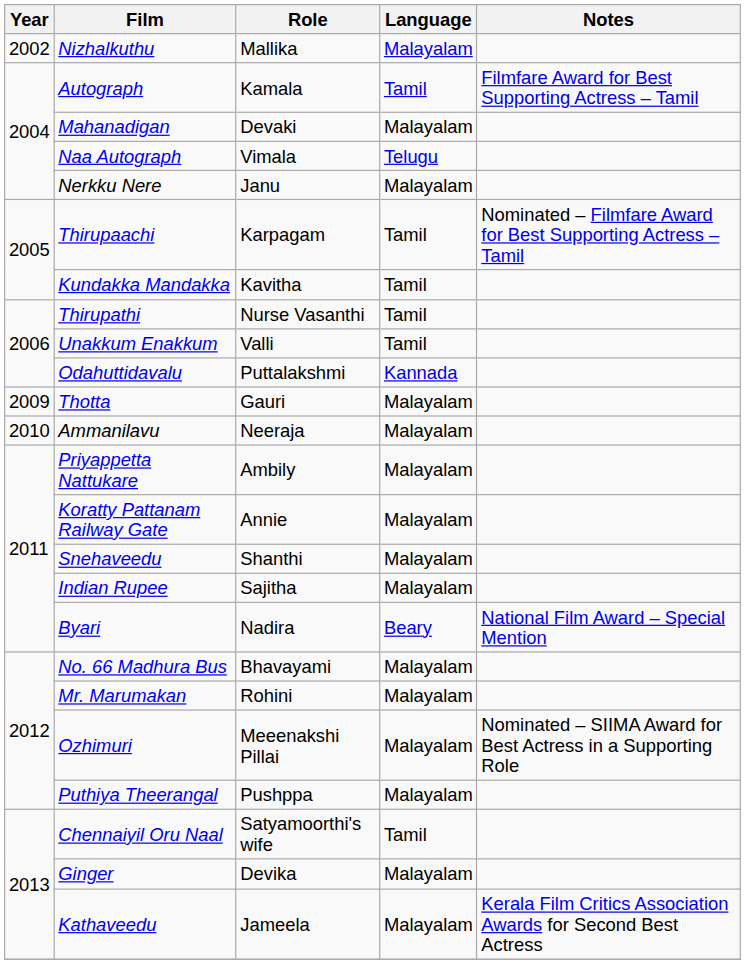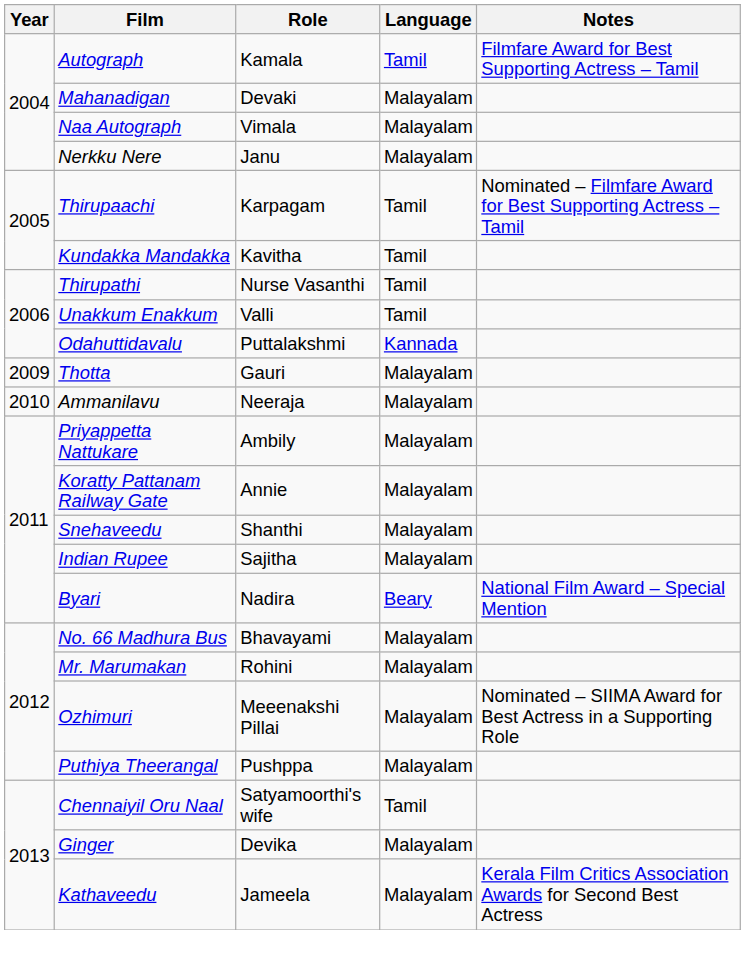- row: (106, 48)
(411, 156) Telugu -> (428, 127) Malayalam
